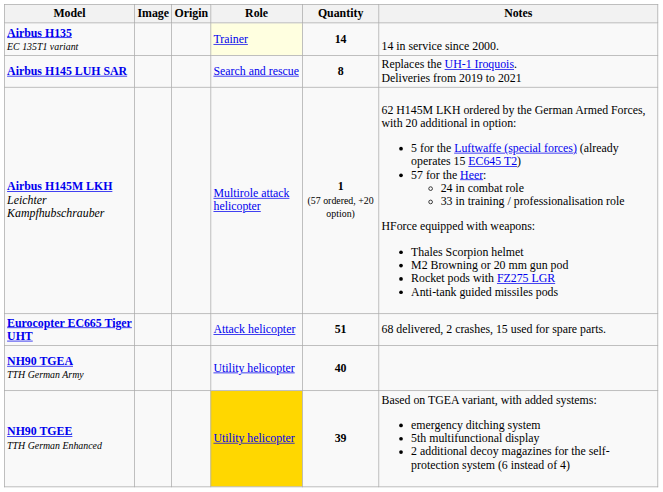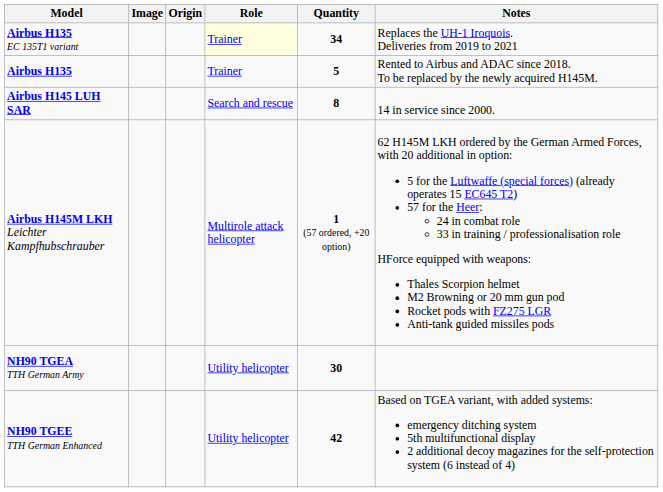(341, 39) 14 -> (336, 39) 34
(440, 45) 14 in service since 2000. -> (448, 39) Replaces the UH-1 Iroquois. Deliveries from 2019 to 2021
+ row: (40, 71)
(452, 71) Replaces the UH-1 Iroquois. Deliveries from 2019 to 2021 -> (436, 110) 14 in service since 2000.
- row: (69, 329)
(341, 368) 40 -> (336, 368) 30
(254, 438) gold background -> (248, 438) no background
(341, 438) 39 -> (336, 438) 42
